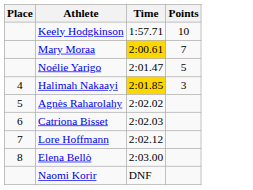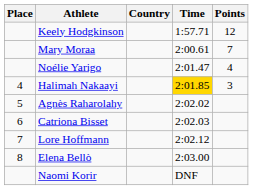+ column: (149, 13)
(184, 31) 10 -> (230, 31) 12
(146, 49) gold background -> (192, 49) no background
(184, 67) 5 -> (230, 67) 4
